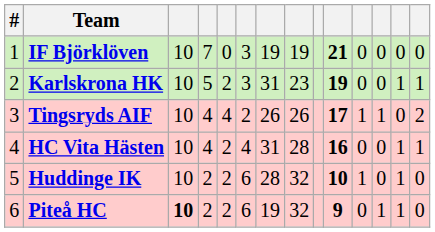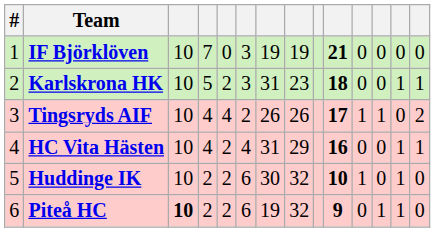(338, 83) 19 -> (338, 83) 18
(299, 147) 28 -> (299, 147) 29
(270, 178) 28 -> (270, 178) 30
